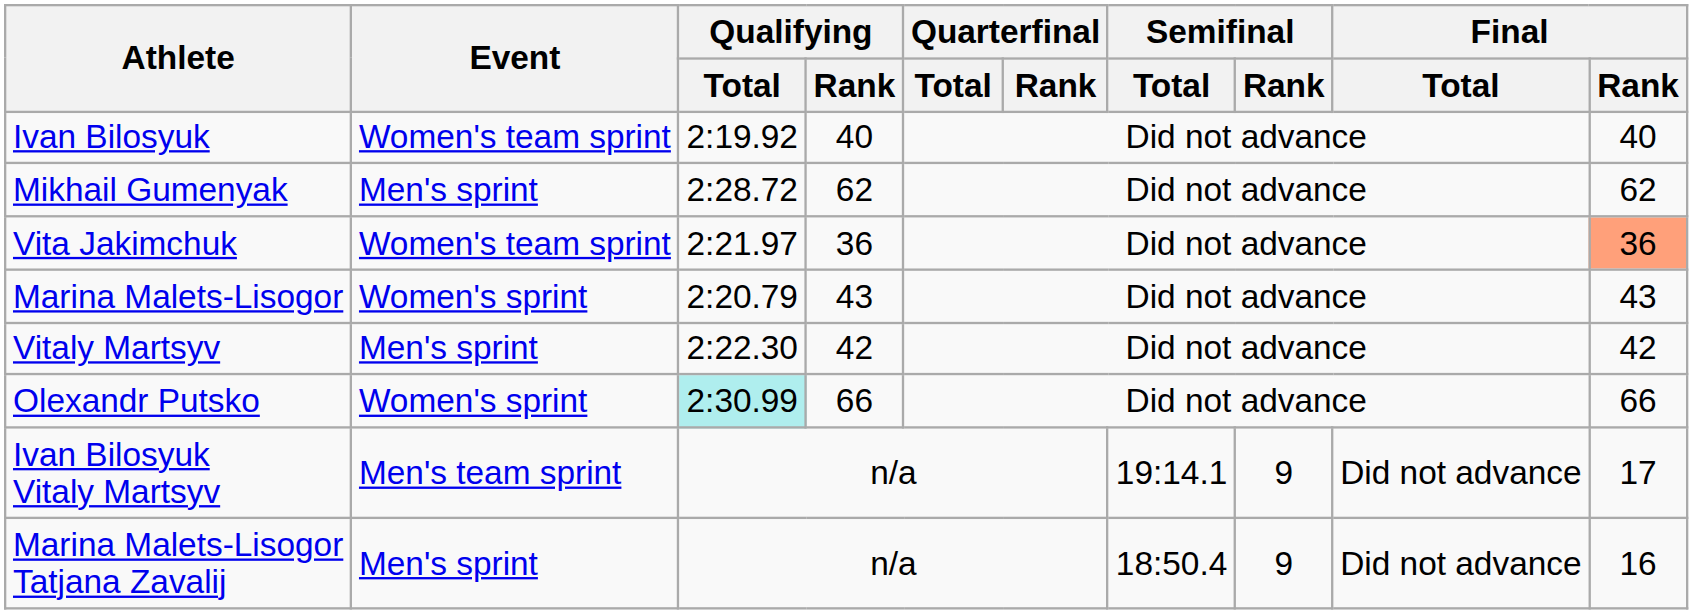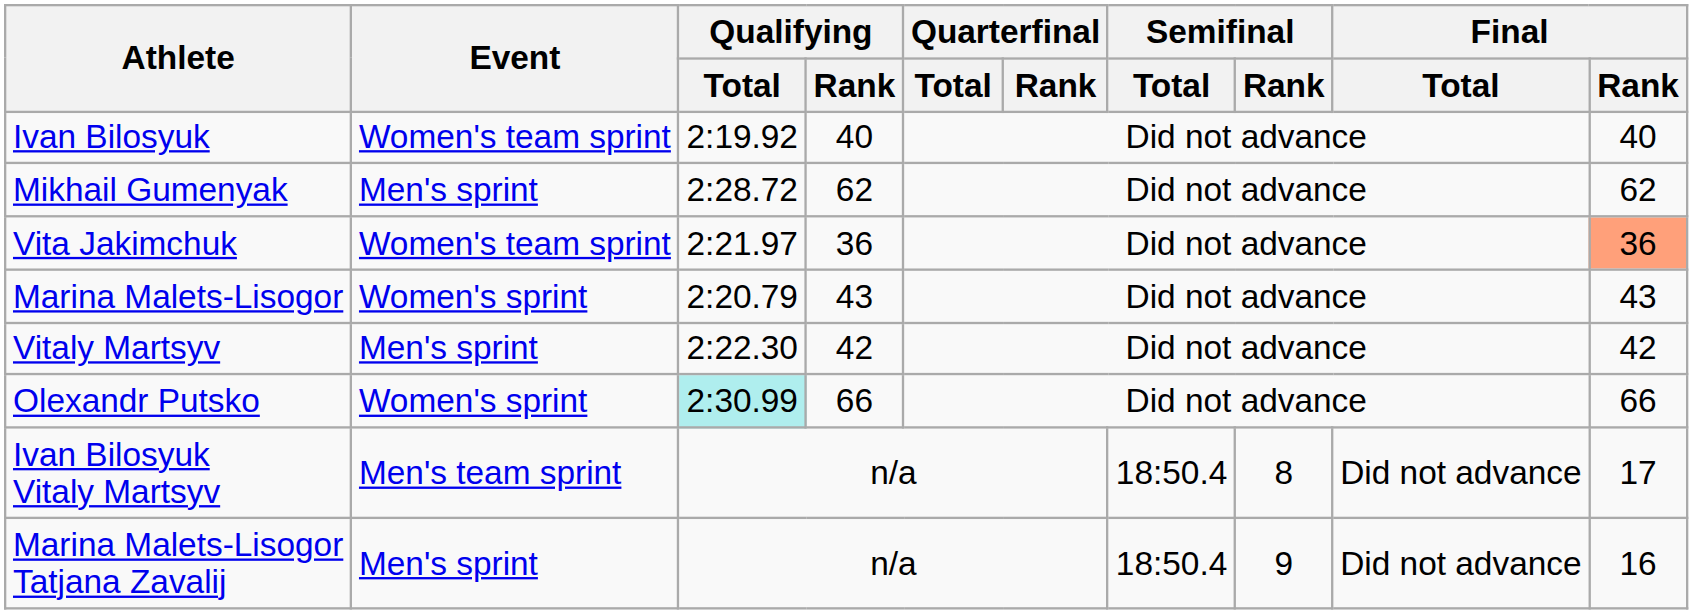(1172, 473) 19:14.1 -> (1172, 473) 18:50.4
(1284, 473) 9 -> (1284, 473) 8
